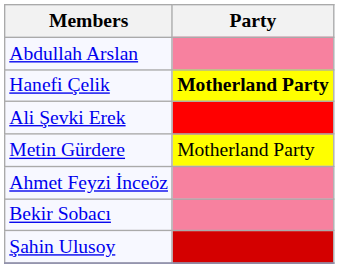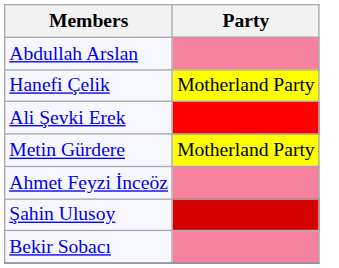(253, 85) bold -> (246, 85) normal
rows swapped: (60, 214) <-> (62, 247)
